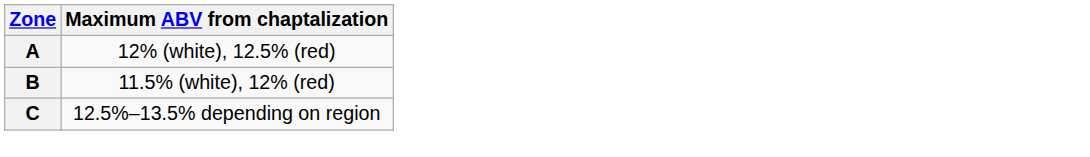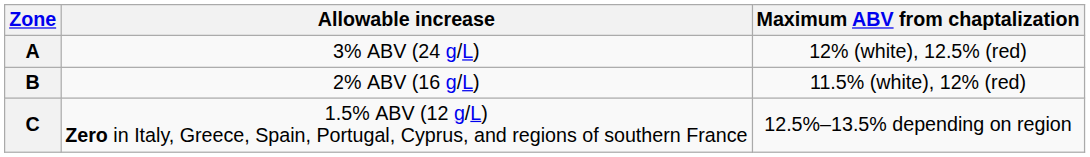+ column: (406, 20)
